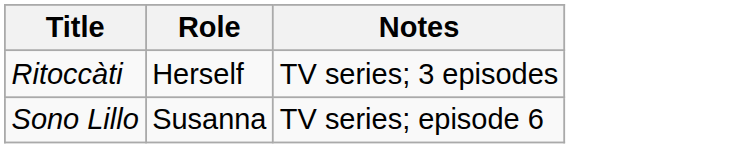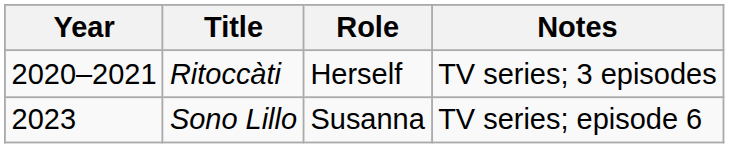+ column: (84, 27)
